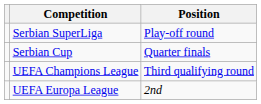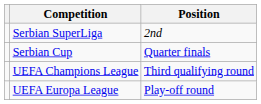(179, 33) Play-off round -> (153, 33) 2nd
(153, 90) 2nd -> (179, 90) Play-off round
